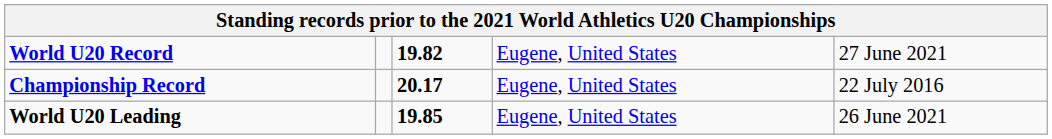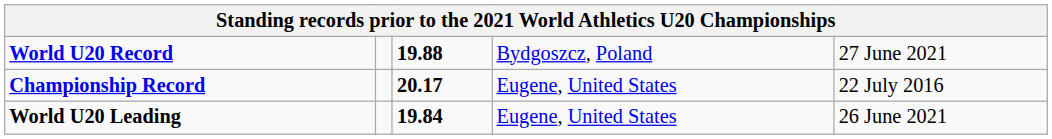(420, 52) 19.82 -> (420, 52) 19.88
(587, 52) Eugene, United States -> (574, 52) Bydgoszcz, Poland
(420, 117) 19.85 -> (420, 117) 19.84
